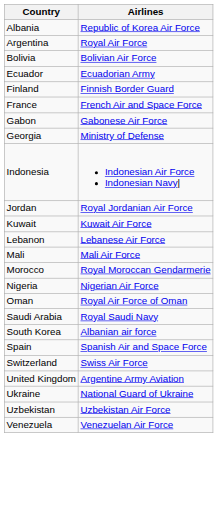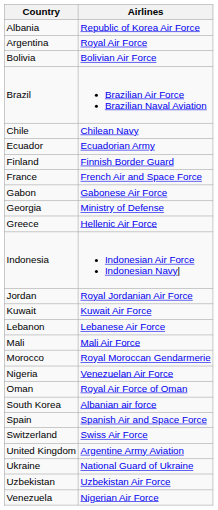+ row: (19, 94)
+ row: (18, 131)
+ row: (23, 223)
(120, 285) Nigerian Air Force -> (127, 373) Venezuelan Air Force
- row: (34, 316)
(127, 425) Venezuelan Air Force -> (120, 497) Nigerian Air Force
